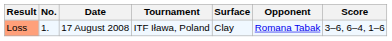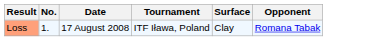- column: (355, 11)
